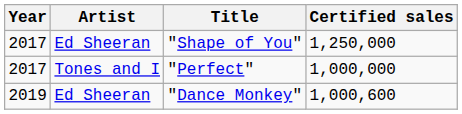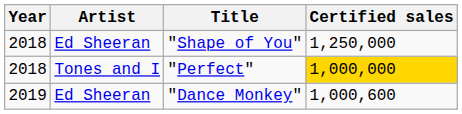(28, 44) 2017 -> (28, 44) 2018
(28, 70) 2017 -> (28, 70) 2018
(353, 70) no background -> (353, 70) gold background
